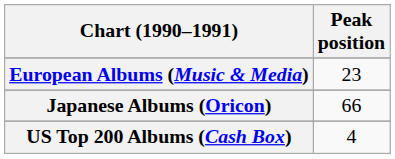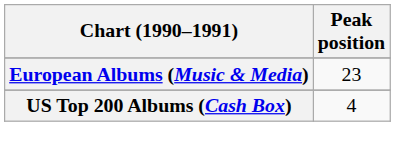- row: (159, 105)
